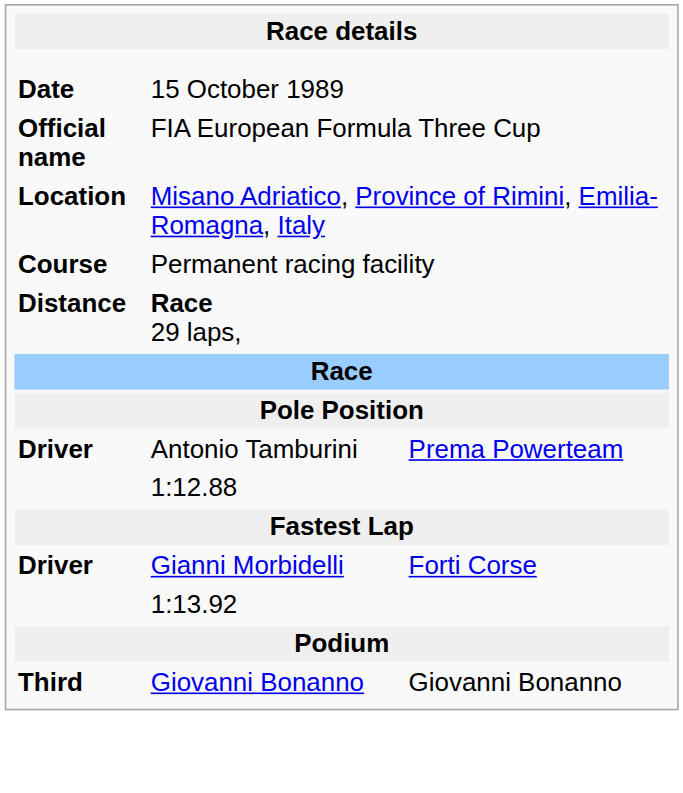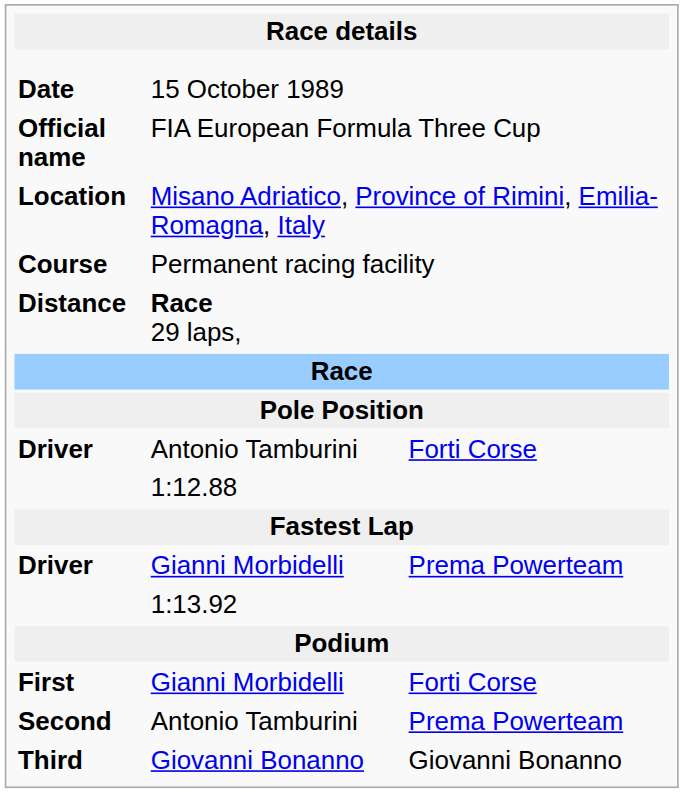(516, 449) Prema Powerteam -> (473, 449) Forti Corse
(473, 566) Forti Corse -> (516, 566) Prema Powerteam
+ row: (46, 682)
+ row: (65, 721)
